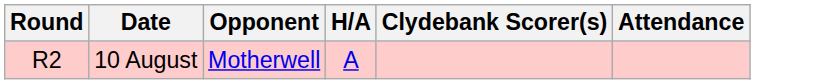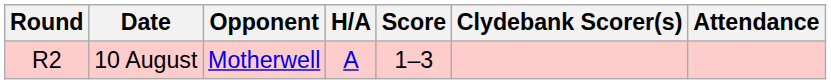+ column: (414, 22)
